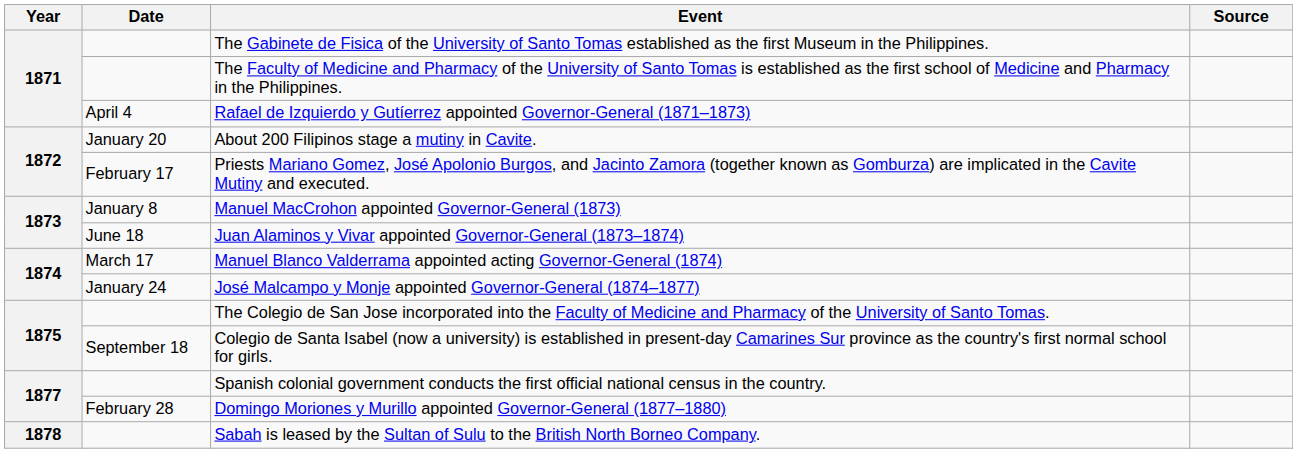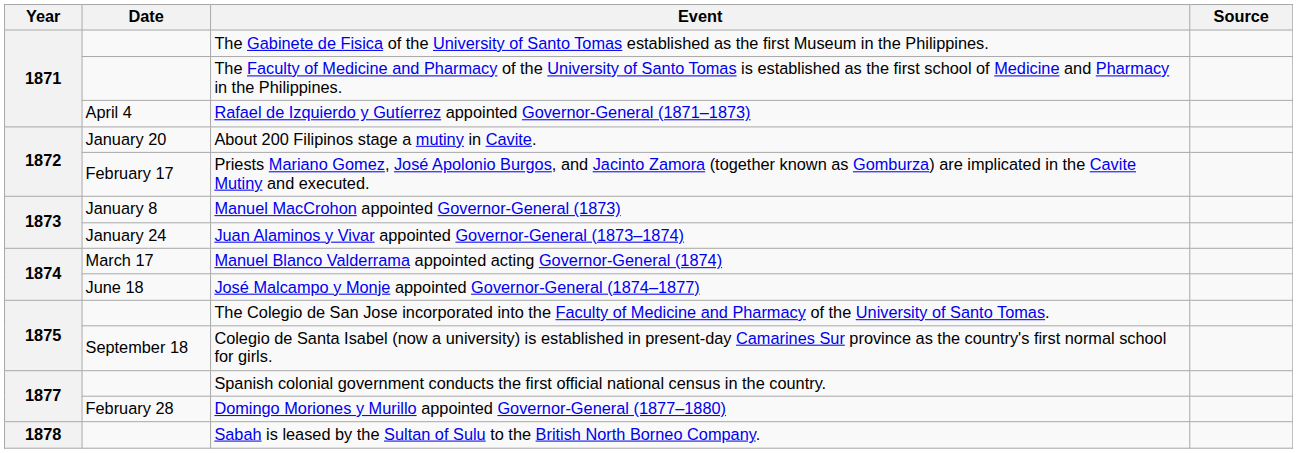(115, 235) June 18 -> (126, 235) January 24
(126, 287) January 24 -> (115, 287) June 18
